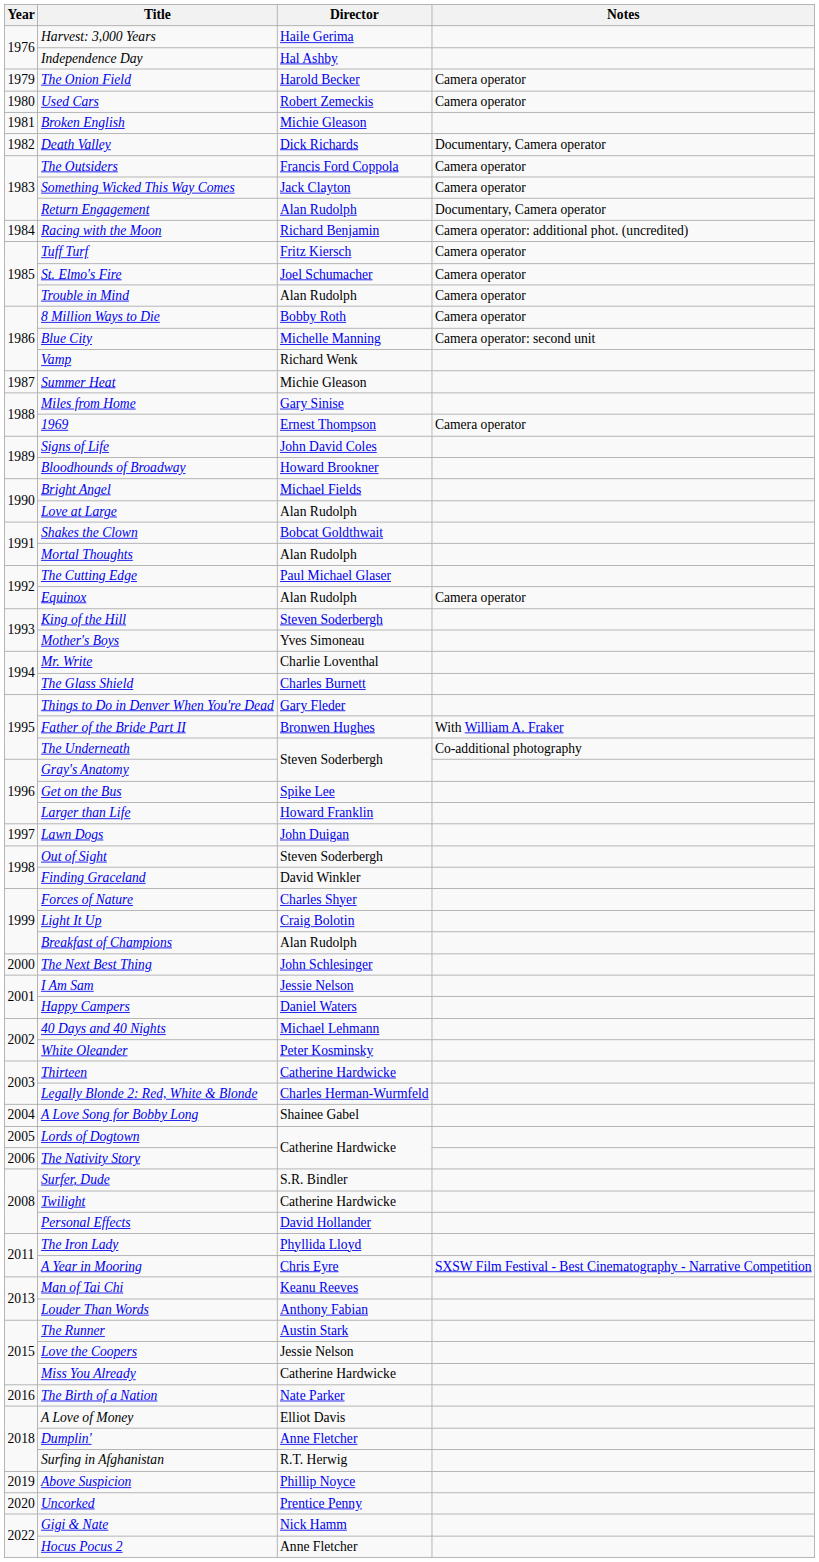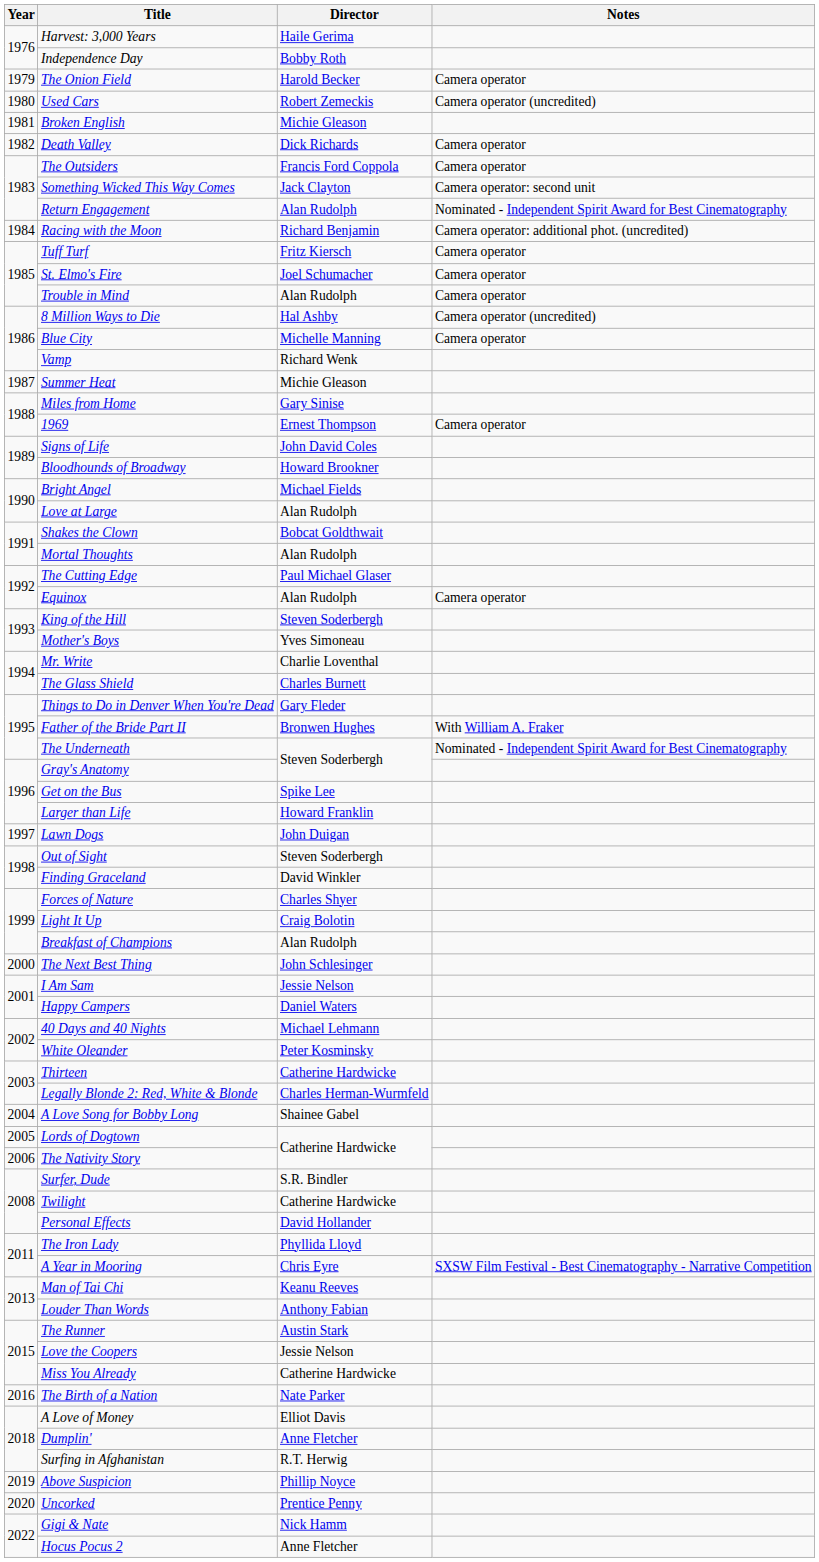(309, 58) Hal Ashby -> (313, 58) Bobby Roth
(480, 101) Camera operator -> (515, 101) Camera operator (uncredited)
(520, 144) Documentary, Camera operator -> (480, 144) Camera operator
(480, 187) Camera operator -> (515, 187) Camera operator: second unit
(520, 209) Documentary, Camera operator -> (611, 209) Nominated - Independent Spirit Award for Best Cinematography
(313, 317) Bobby Roth -> (309, 317) Hal Ashby
(480, 317) Camera operator -> (515, 317) Camera operator (uncredited)
(515, 338) Camera operator: second unit -> (480, 338) Camera operator
(508, 748) Co-additional photography -> (611, 748) Nominated - Independent Spirit Award for Best Cinematography
